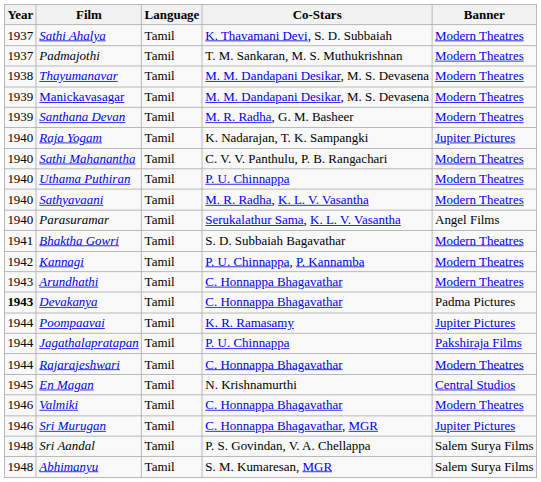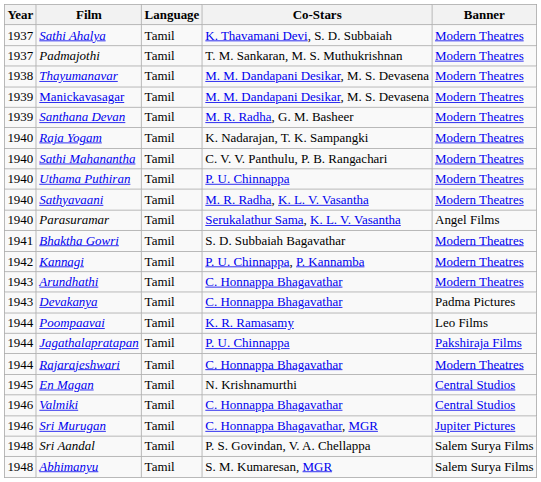(475, 138) Jupiter Pictures -> (479, 138) Modern Theatres
(20, 302) bold -> (20, 302) normal
(475, 323) Jupiter Pictures -> (461, 323) Leo Films
(479, 405) Modern Theatres -> (475, 405) Central Studios
